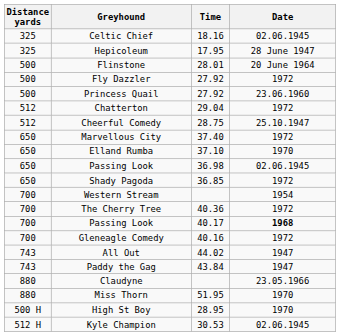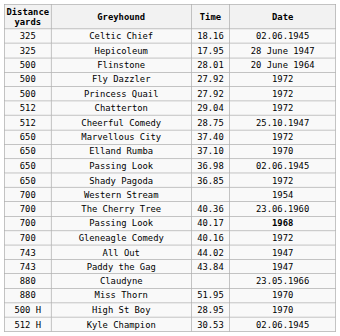(283, 94) 23.06.1960 -> (283, 94) 1972
(283, 209) 1972 -> (283, 209) 23.06.1960
